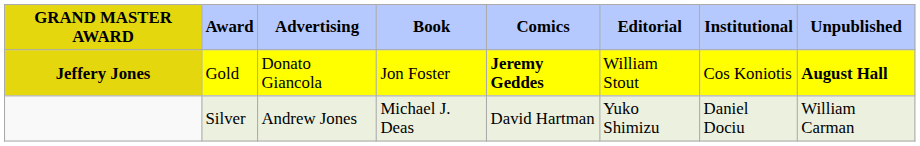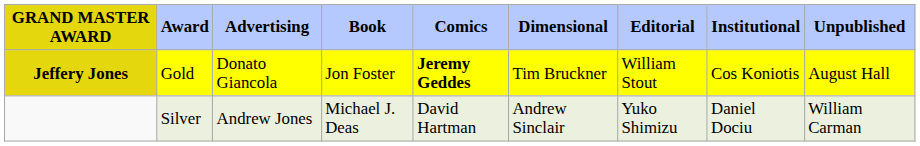+ column: (563, 27)
(844, 72) bold -> (849, 72) normal
